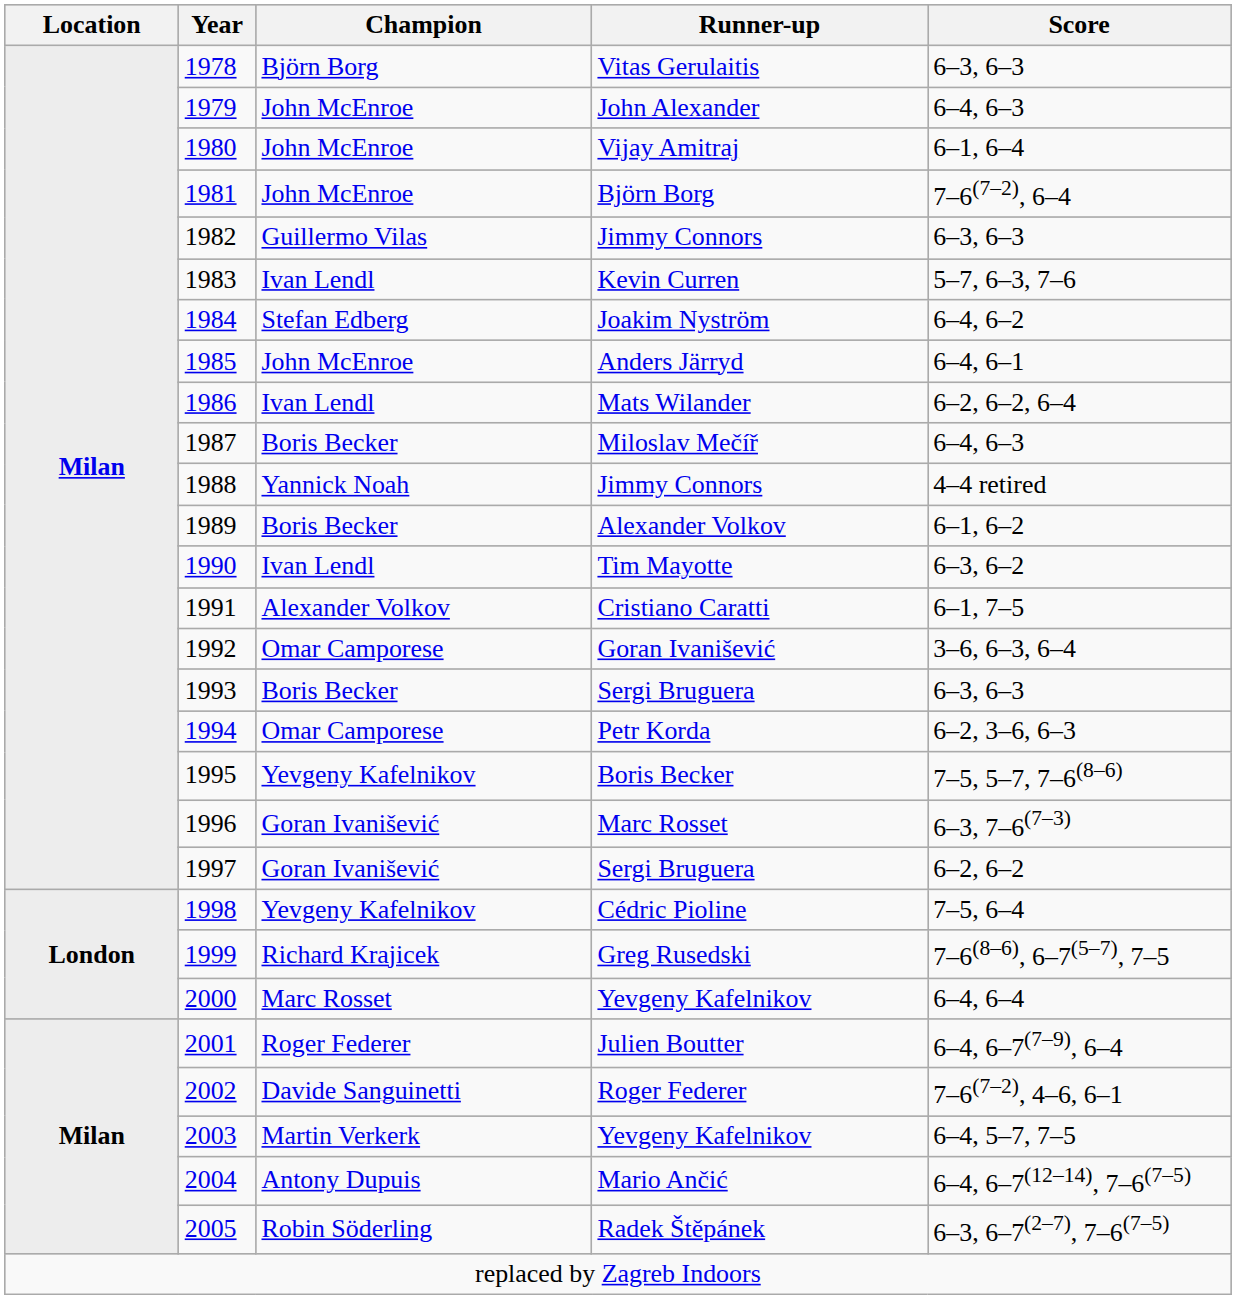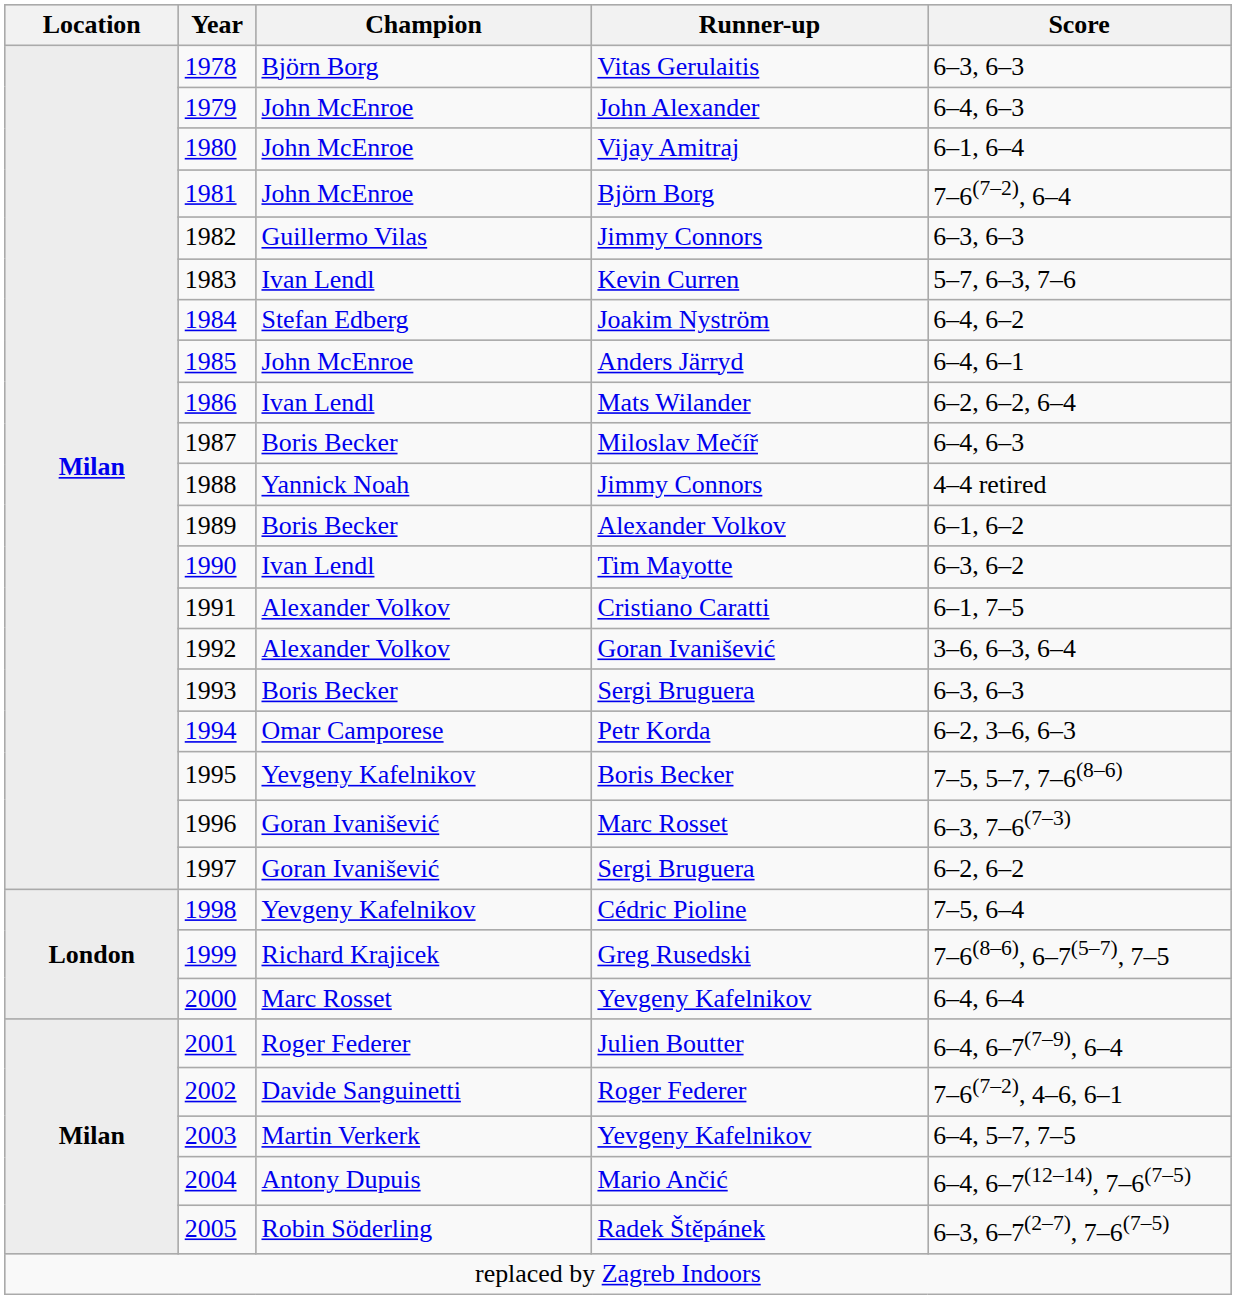(353, 648) Omar Camporese -> (356, 648) Alexander Volkov
